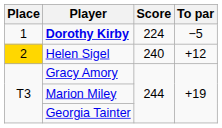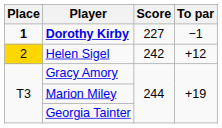(24, 34) normal -> (24, 34) bold
(154, 34) 224 -> (154, 34) 227
(196, 34) −5 -> (196, 34) −1
(154, 53) 240 -> (154, 53) 242
